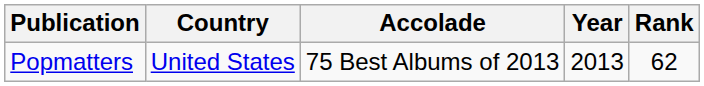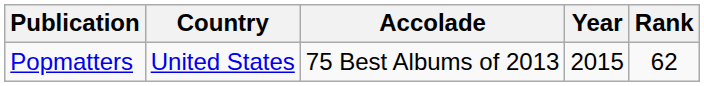(597, 61) 2013 -> (597, 61) 2015
